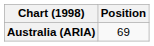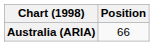(123, 31) 69 -> (123, 31) 66
